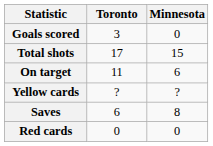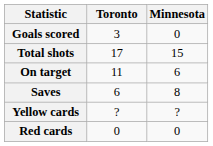rows swapped: (46, 111) <-> (46, 92)
